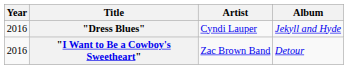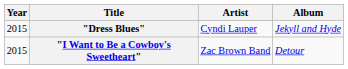(17, 28) 2016 -> (17, 28) 2015
(17, 50) 2016 -> (17, 50) 2015
